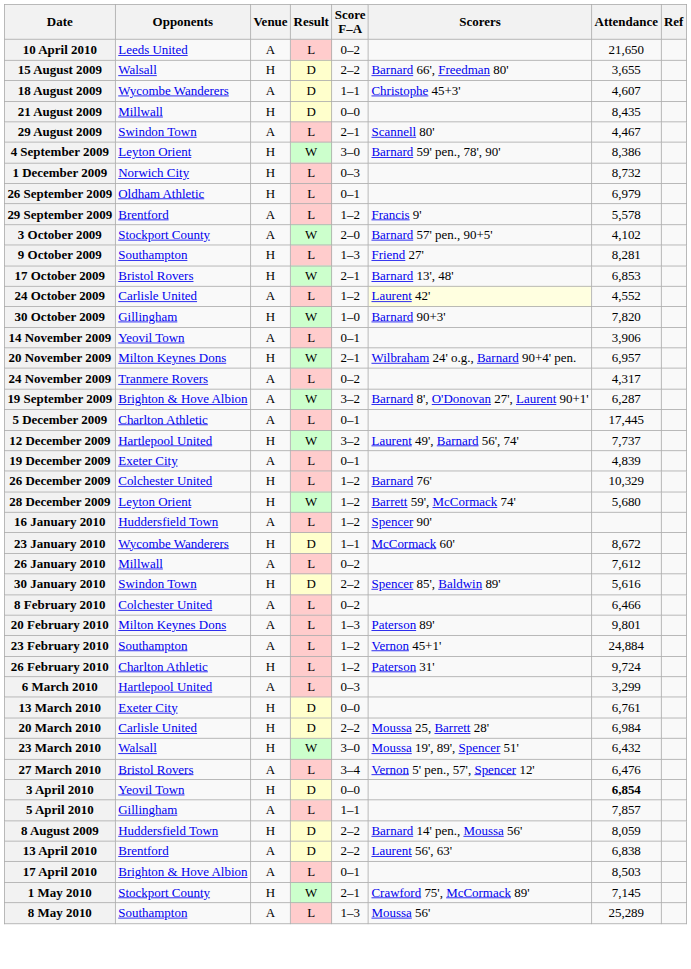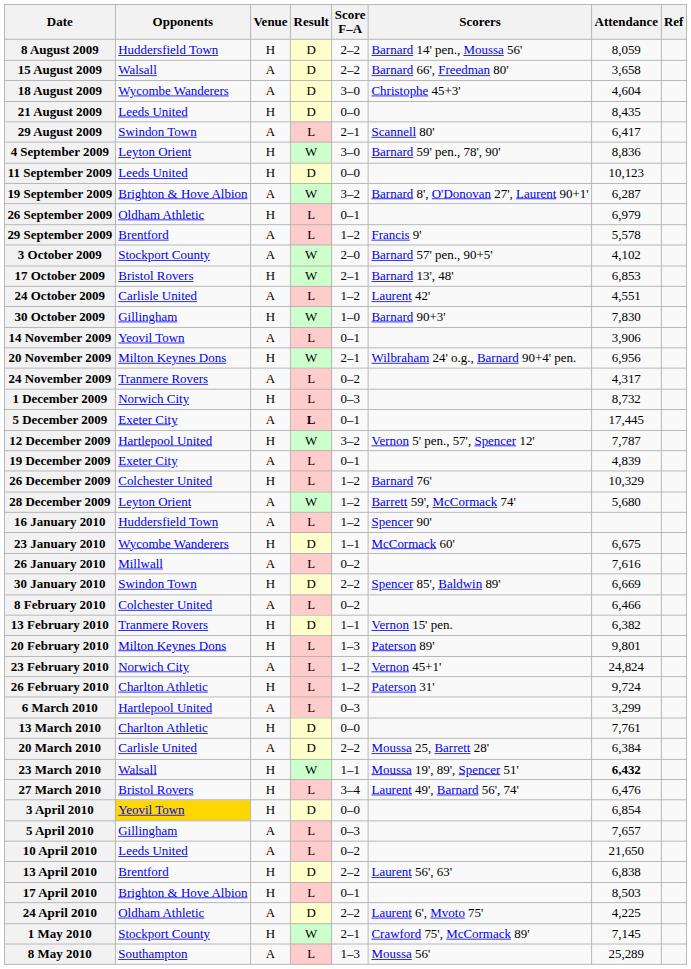rows swapped: (60, 830) <-> (60, 49)
(271, 70) H -> (271, 70) A
(626, 70) 3,655 -> (626, 70) 3,658
(350, 91) 1–1 -> (350, 91) 3–0
(626, 91) 4,607 -> (626, 91) 4,604
(141, 111) Millwall -> (153, 111) Leeds United
(626, 132) 4,467 -> (626, 132) 6,417
(626, 152) 8,386 -> (626, 152) 8,836
+ row: (60, 173)
rows swapped: (60, 399) <-> (60, 173)
- row: (60, 255)
(401, 296) lightyellow background -> (401, 296) no background
(626, 296) 4,552 -> (626, 296) 4,551
(626, 317) 7,820 -> (626, 317) 7,830
(626, 358) 6,957 -> (626, 358) 6,956
(163, 419) Charlton Athletic -> (148, 419) Exeter City
(311, 419) normal -> (311, 419) bold
(445, 440) Laurent 49', Barnard 56', 74' -> (453, 440) Vernon 5' pen., 57', Spencer 12'
(626, 440) 7,737 -> (626, 440) 7,787
(271, 502) H -> (271, 502) A
(626, 543) 8,672 -> (626, 543) 6,675
(626, 563) 7,612 -> (626, 563) 7,616
(626, 584) 5,616 -> (626, 584) 6,669
+ row: (60, 625)
(271, 625) A -> (271, 645) H
(153, 645) Southampton -> (154, 666) Norwich City
(626, 645) 24,884 -> (626, 666) 24,824
(148, 707) Exeter City -> (163, 728) Charlton Athletic
(626, 707) 6,761 -> (626, 728) 7,761
(271, 728) H -> (271, 748) A
(626, 728) 6,984 -> (626, 748) 6,384
(350, 748) 3–0 -> (350, 769) 1–1
(626, 748) normal -> (626, 769) bold
(271, 769) A -> (271, 789) H
(453, 769) Vernon 5' pen., 57', Spencer 12' -> (445, 789) Laurent 49', Barnard 56', 74'
(151, 789) no background -> (151, 810) gold background
(626, 789) bold -> (626, 810) normal
(350, 810) 1–1 -> (350, 830) 0–3
(626, 810) 7,857 -> (626, 830) 7,657
(271, 851) A -> (271, 872) H
(271, 872) A -> (271, 892) H
+ row: (60, 913)
